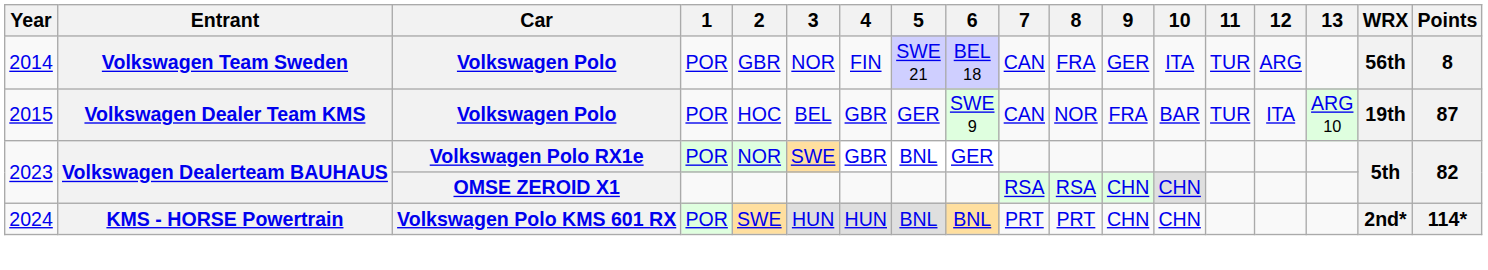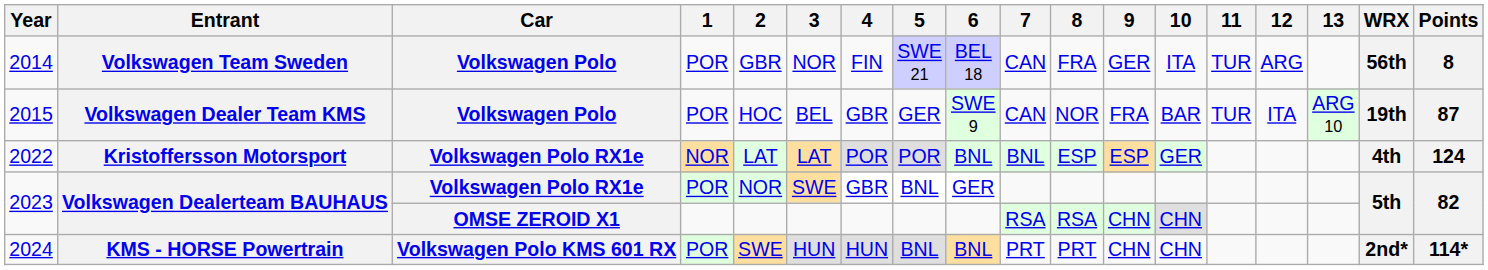+ row: (31, 157)
